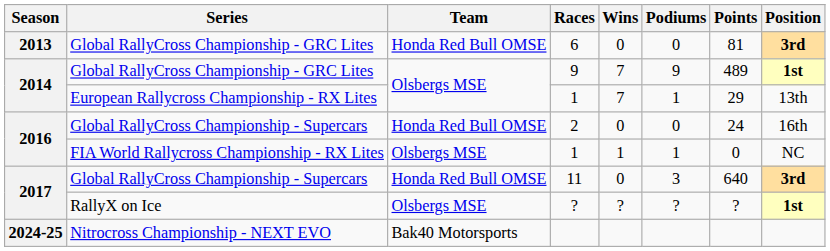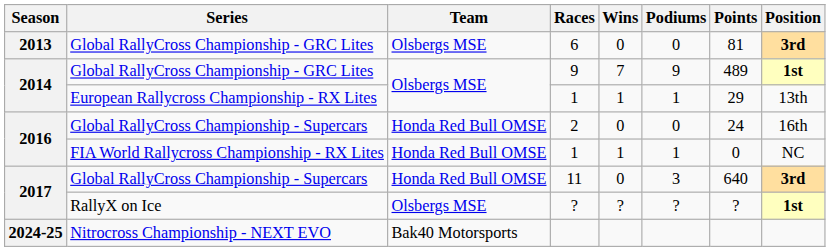(469, 45) Honda Red Bull OMSE -> (439, 45) Olsbergs MSE
(620, 98) 7 -> (620, 98) 1
(439, 152) Olsbergs MSE -> (469, 152) Honda Red Bull OMSE
